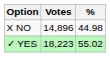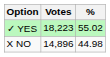rows swapped: (22, 44) <-> (19, 28)
